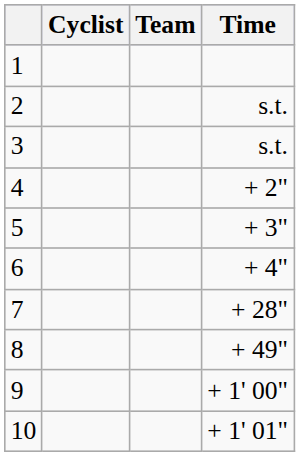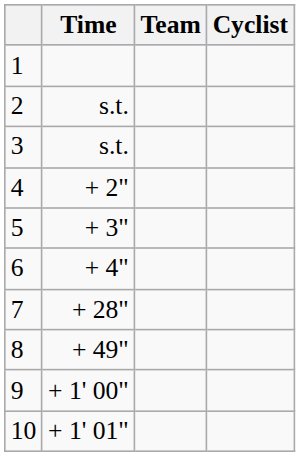columns swapped: (86, 24) <-> (248, 24)
